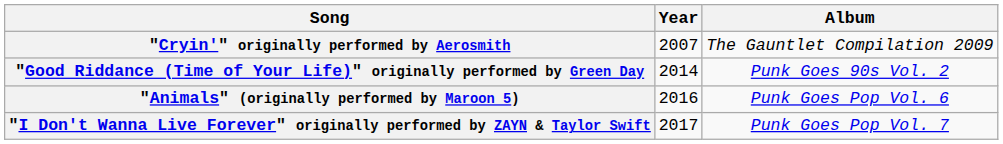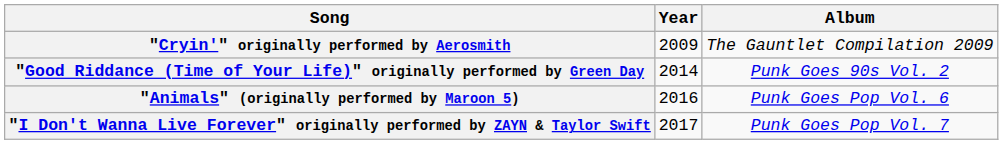(678, 45) 2007 -> (678, 45) 2009
